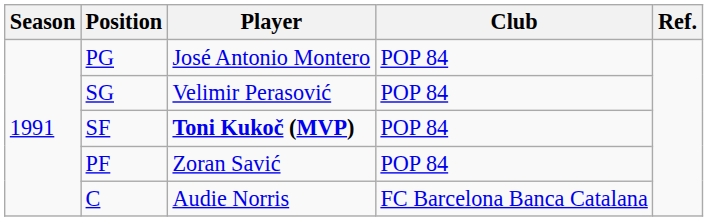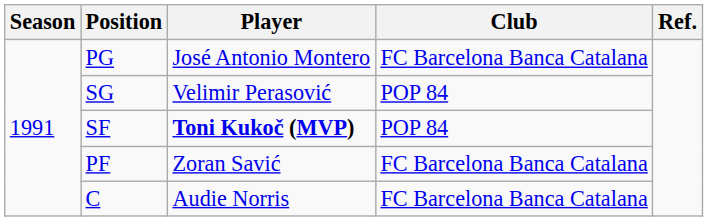(414, 57) POP 84 -> (514, 57) FC Barcelona Banca Catalana
(414, 163) POP 84 -> (514, 163) FC Barcelona Banca Catalana
